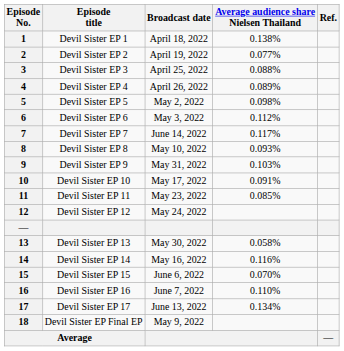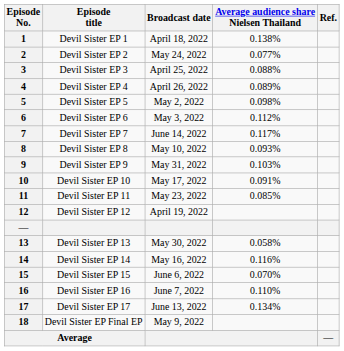(179, 54) April 19, 2022 -> (179, 54) May 24, 2022
(179, 212) May 24, 2022 -> (179, 212) April 19, 2022
